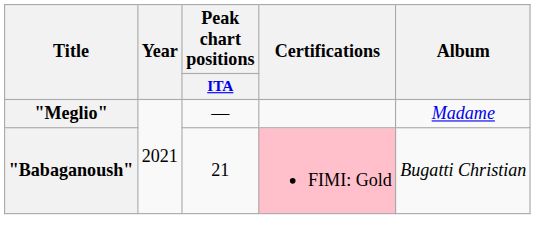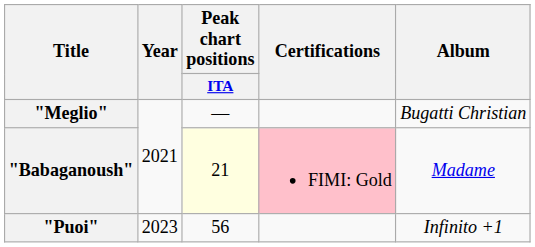(463, 113) Madame -> (463, 113) Bugatti Christian
(220, 170) no background -> (220, 170) lightyellow background
(463, 170) Bugatti Christian -> (463, 170) Madame
+ row: (71, 227)
